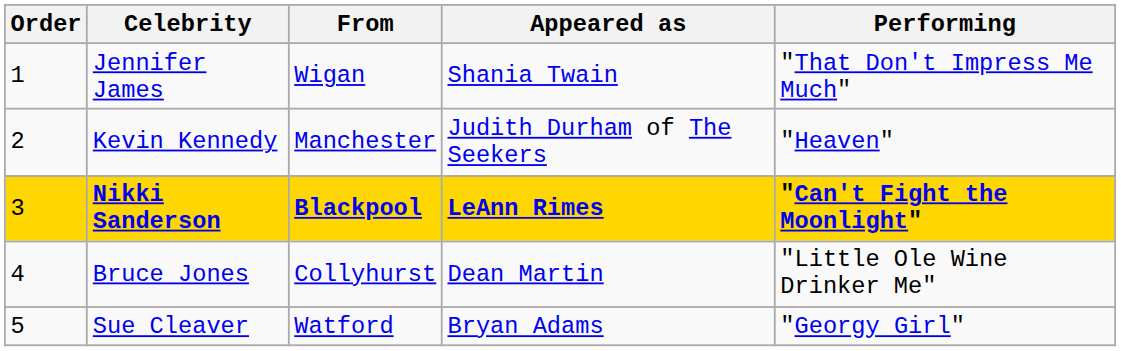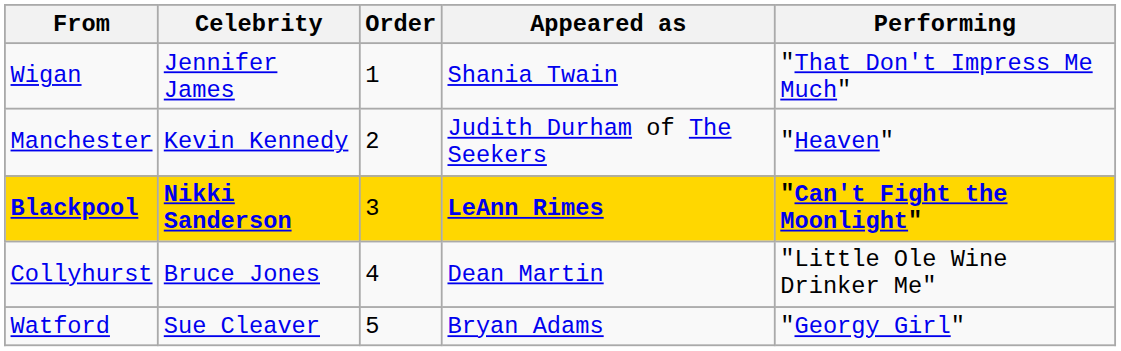columns swapped: (46, 24) <-> (365, 24)
